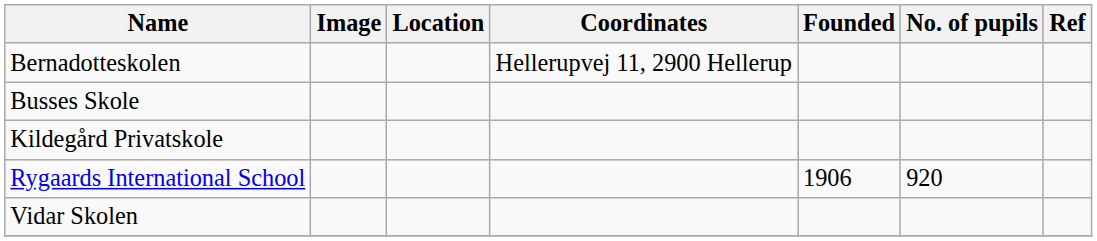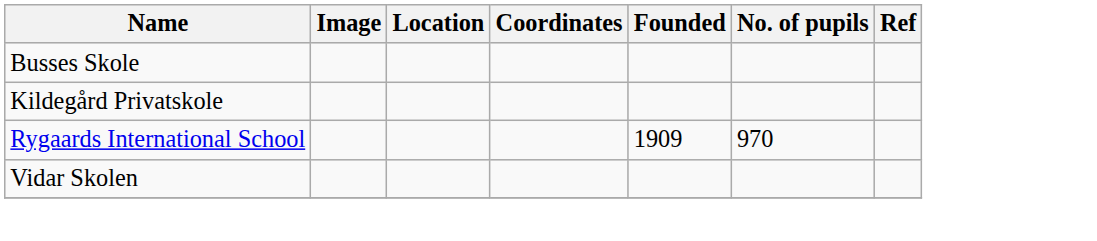- row: (95, 62)
(827, 178) 1906 -> (658, 139) 1909
(924, 178) 920 -> (755, 139) 970
